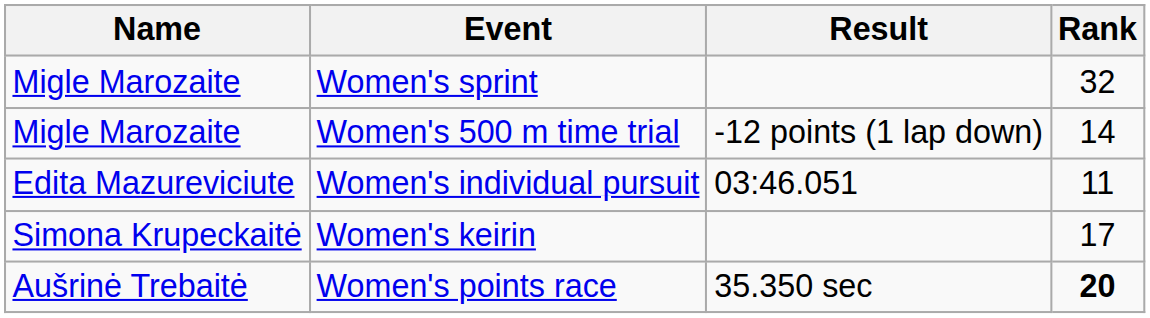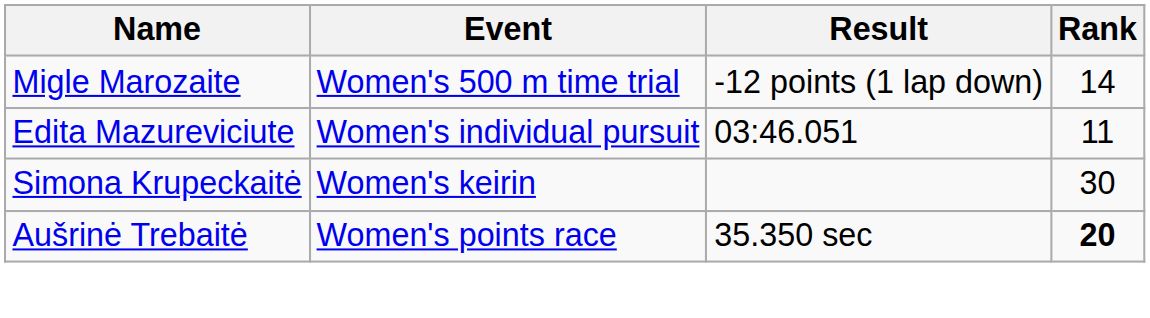- row: (427, 81)
(1097, 235) 17 -> (1097, 183) 30
